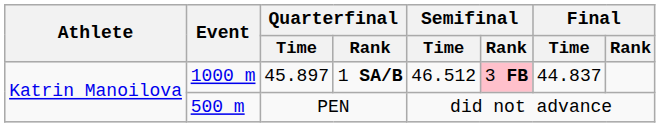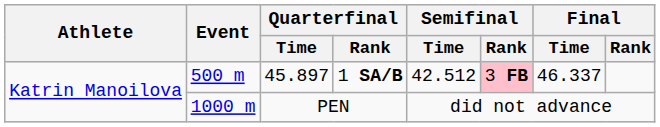(223, 77) 1000 m -> (218, 77) 500 m
(444, 77) 46.512 -> (444, 77) 42.512
(569, 77) 44.837 -> (569, 77) 46.337
(218, 107) 500 m -> (223, 107) 1000 m
